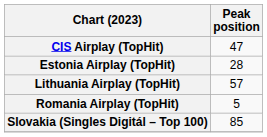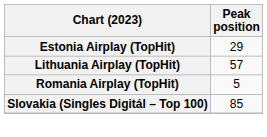- row: (107, 46)
(237, 65) 28 -> (237, 46) 29
